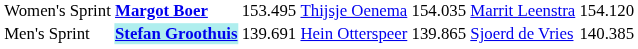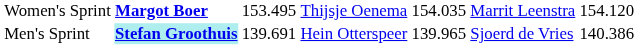(439, 33) 139.865 -> (439, 33) 139.965
(607, 33) 140.385 -> (607, 33) 140.386
